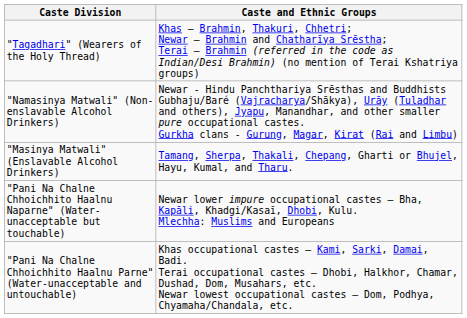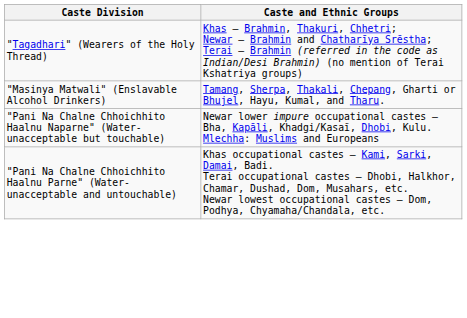- row: (80, 112)
